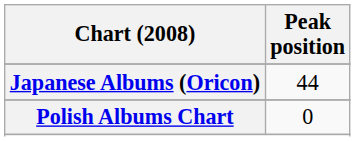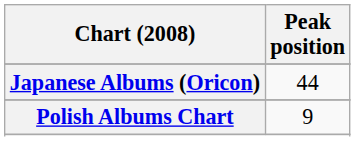(308, 116) 0 -> (308, 116) 9
